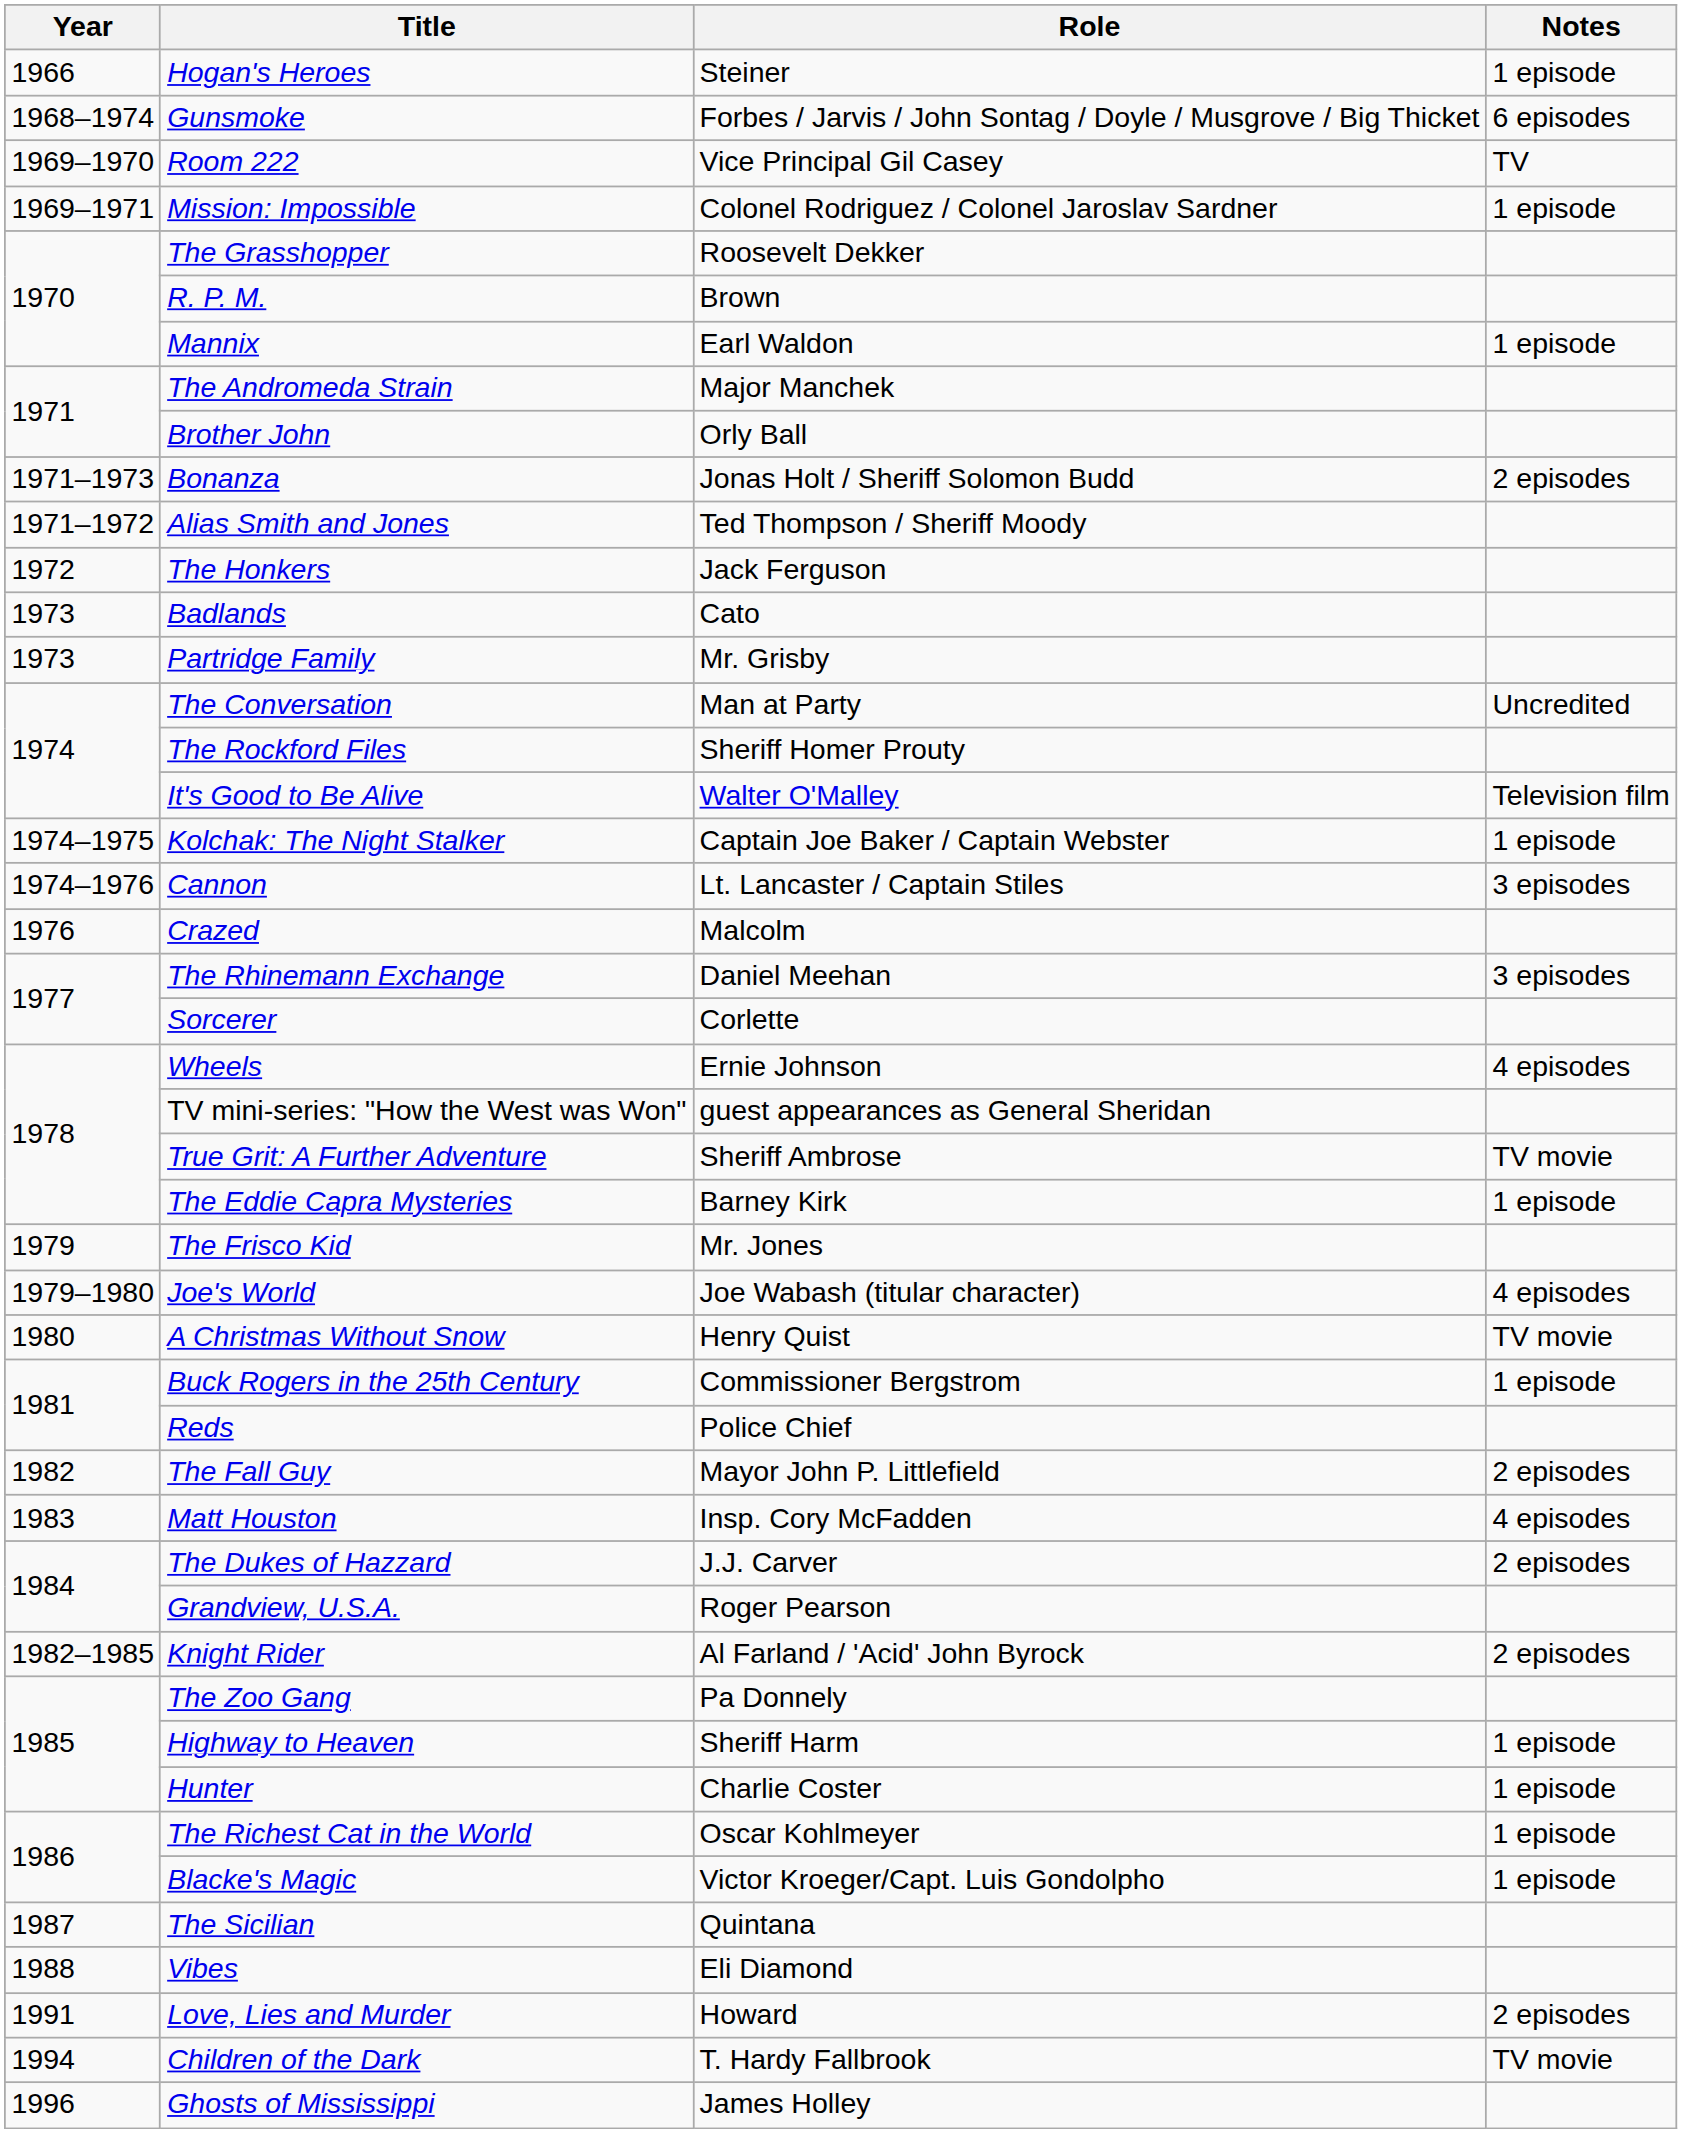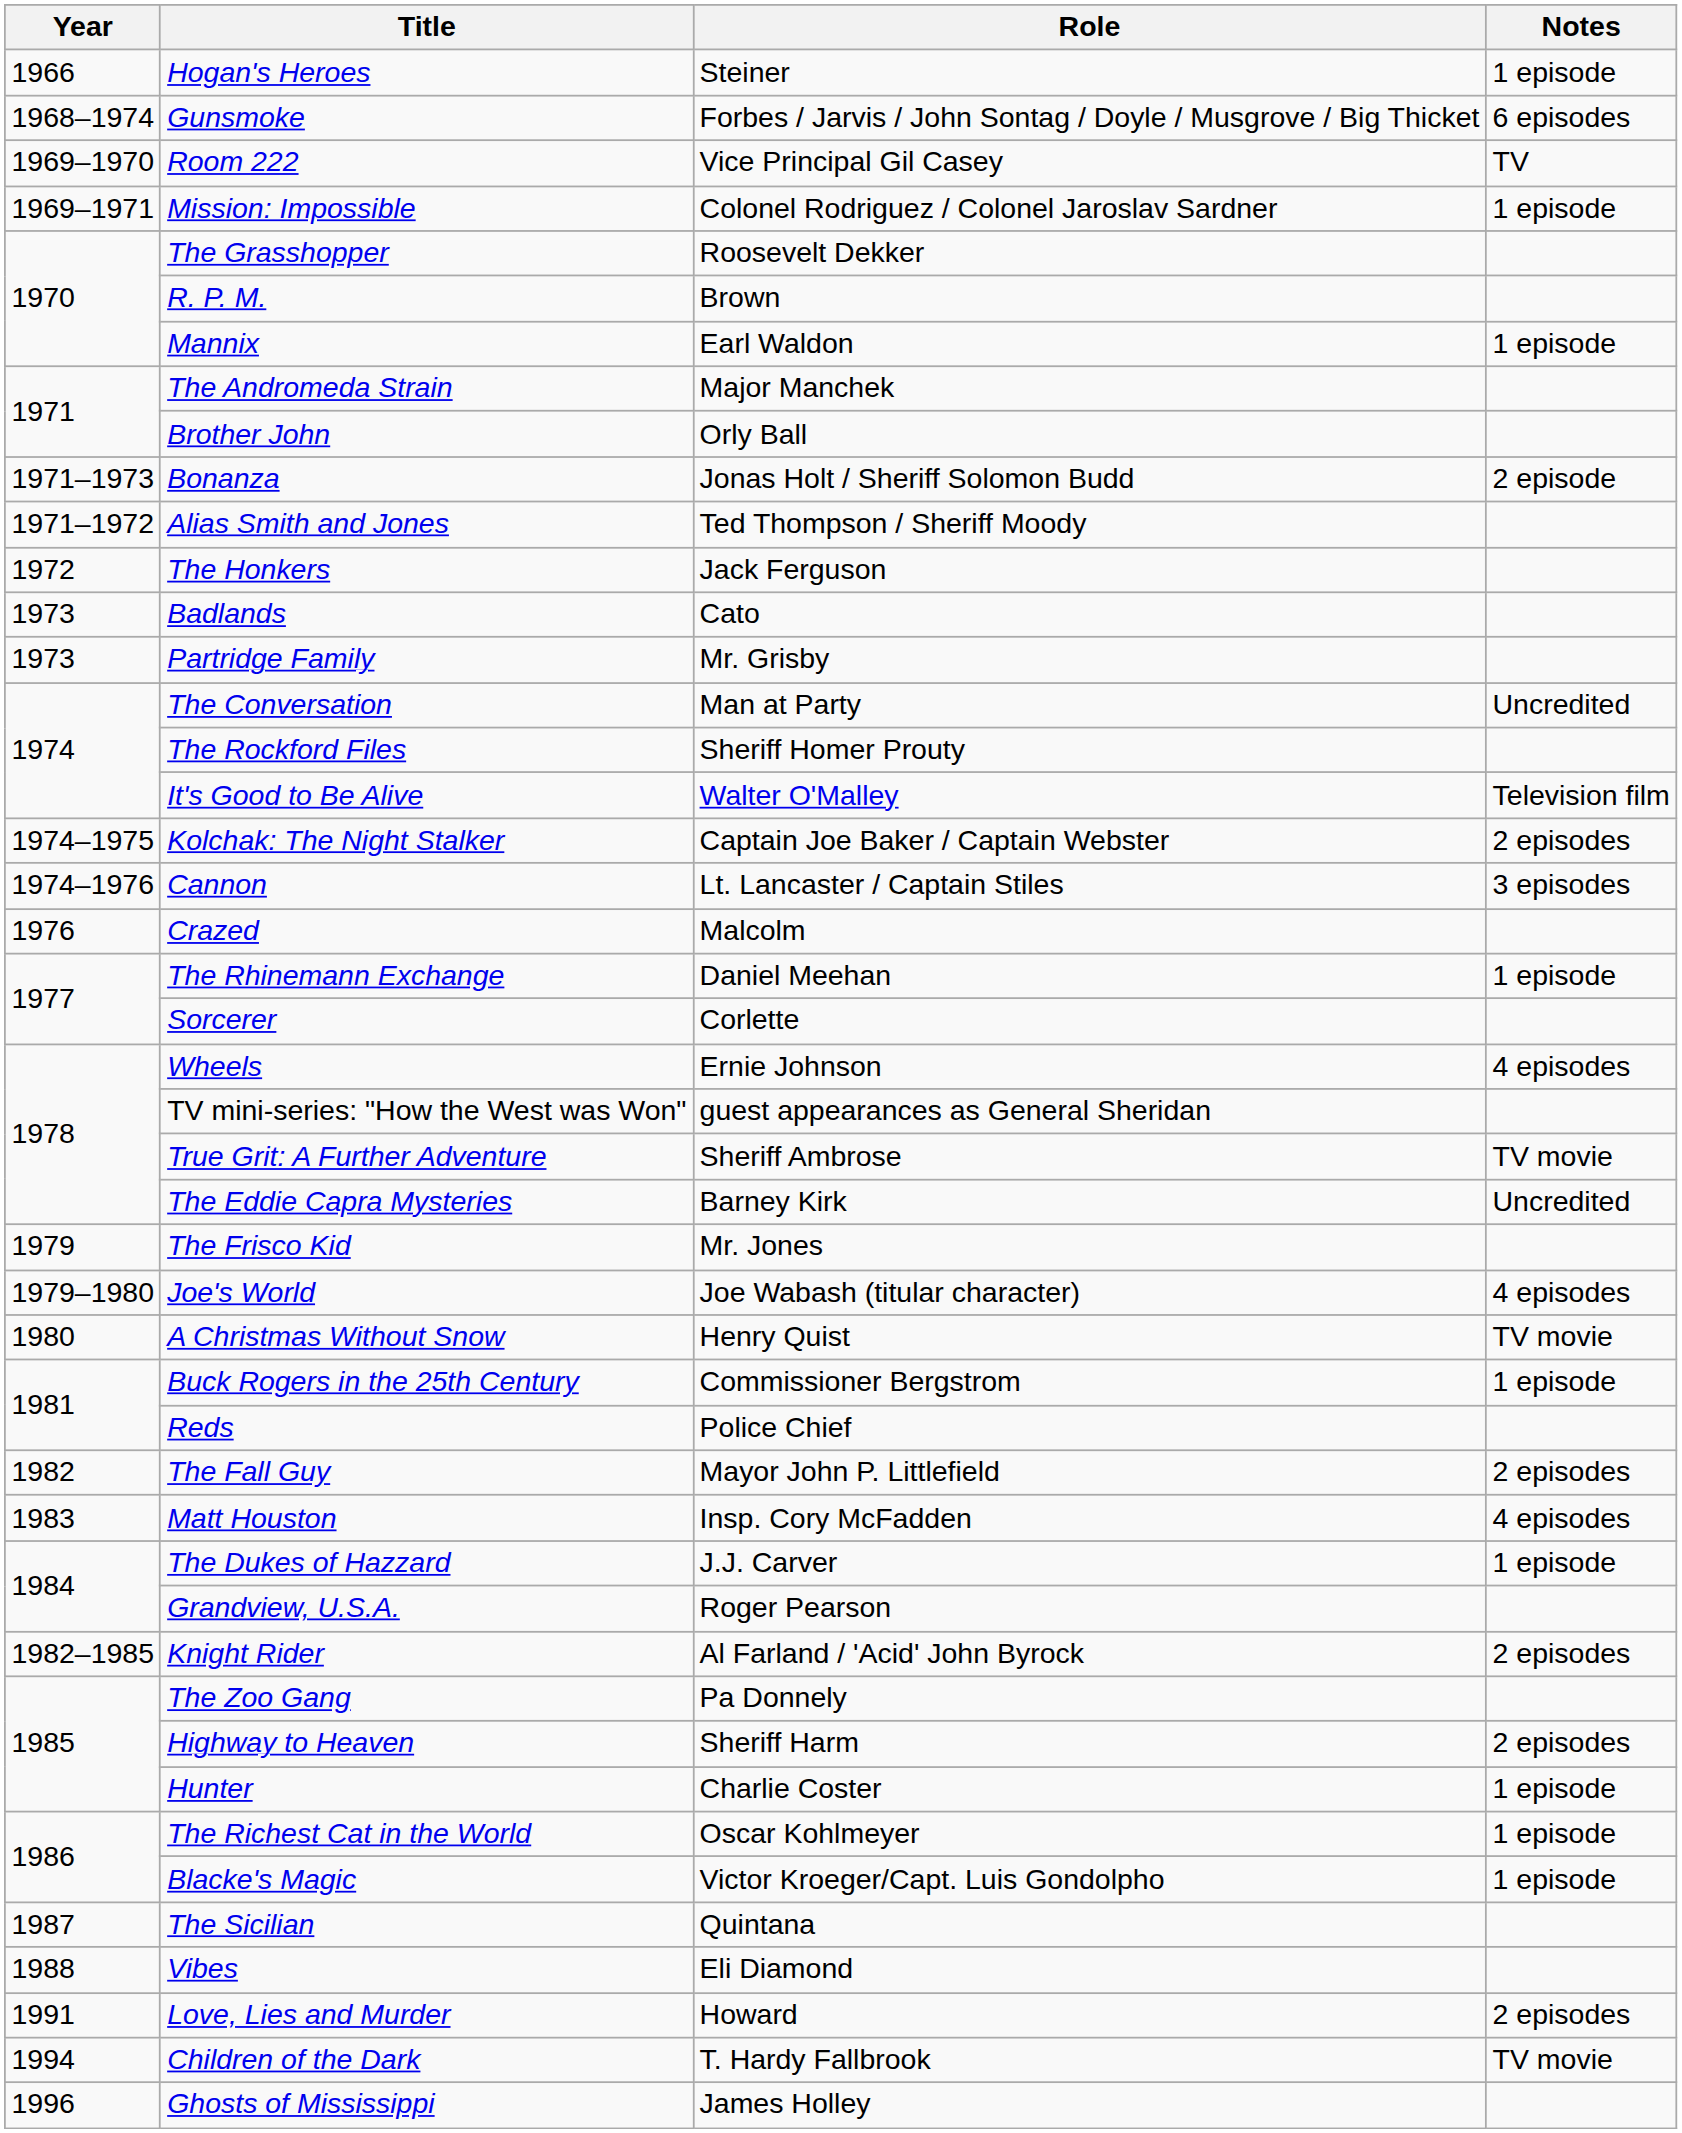(1561, 478) 2 episodes -> (1554, 478) 2 episode
(1554, 840) 1 episode -> (1561, 840) 2 episodes
(1561, 975) 3 episodes -> (1554, 975) 1 episode
(1554, 1201) 1 episode -> (1561, 1201) Uncredited
(1561, 1562) 2 episodes -> (1554, 1562) 1 episode
(1554, 1743) 1 episode -> (1561, 1743) 2 episodes
